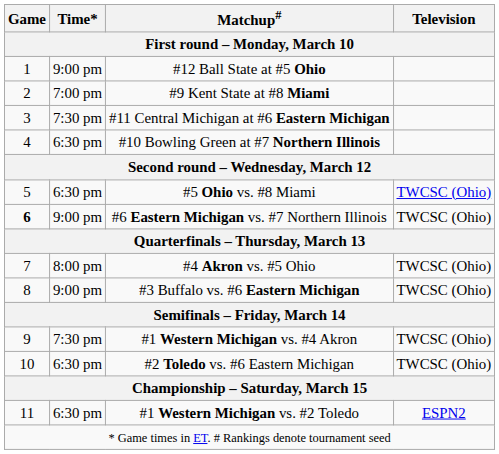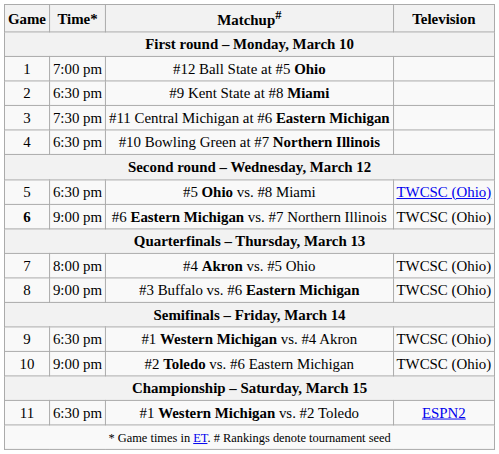(78, 69) 9:00 pm -> (78, 69) 7:00 pm
(78, 93) 7:00 pm -> (78, 93) 6:30 pm
(78, 339) 7:30 pm -> (78, 339) 6:30 pm
(78, 363) 6:30 pm -> (78, 363) 9:00 pm
